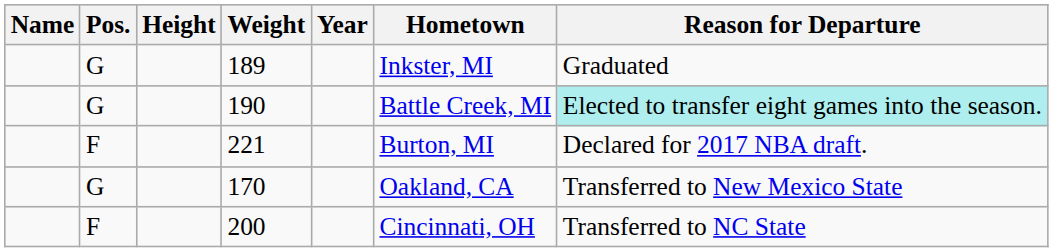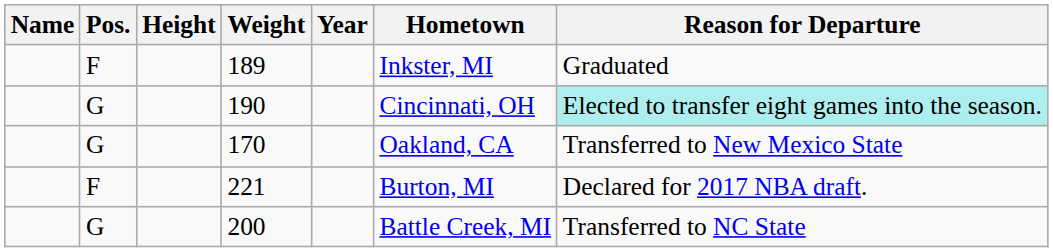(95, 65) G -> (93, 65) F
(465, 105) Battle Creek, MI -> (457, 105) Cincinnati, OH
rows swapped: (246, 145) <-> (246, 186)
(93, 226) F -> (95, 226) G
(457, 226) Cincinnati, OH -> (465, 226) Battle Creek, MI
